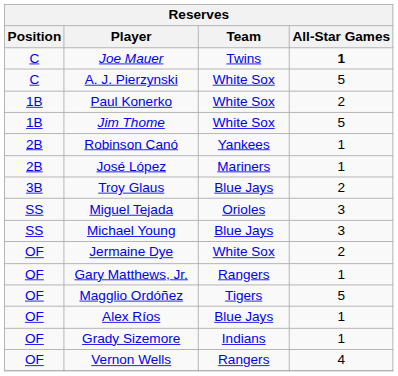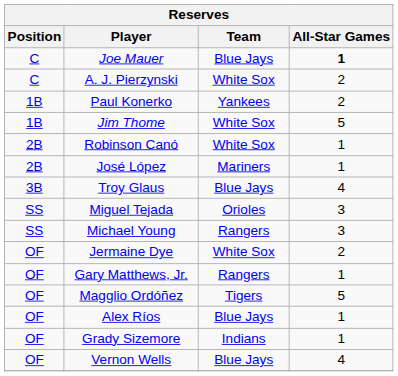(244, 58) Twins -> (244, 58) Blue Jays
(341, 79) 5 -> (341, 79) 2
(244, 101) White Sox -> (244, 101) Yankees
(244, 144) Yankees -> (244, 144) White Sox
(341, 187) 2 -> (341, 187) 4
(244, 230) Blue Jays -> (244, 230) Rangers
(244, 360) Rangers -> (244, 360) Blue Jays
